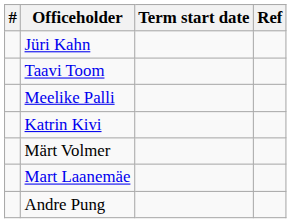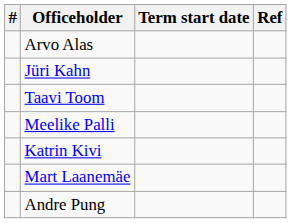+ row: (59, 44)
- row: (67, 151)
